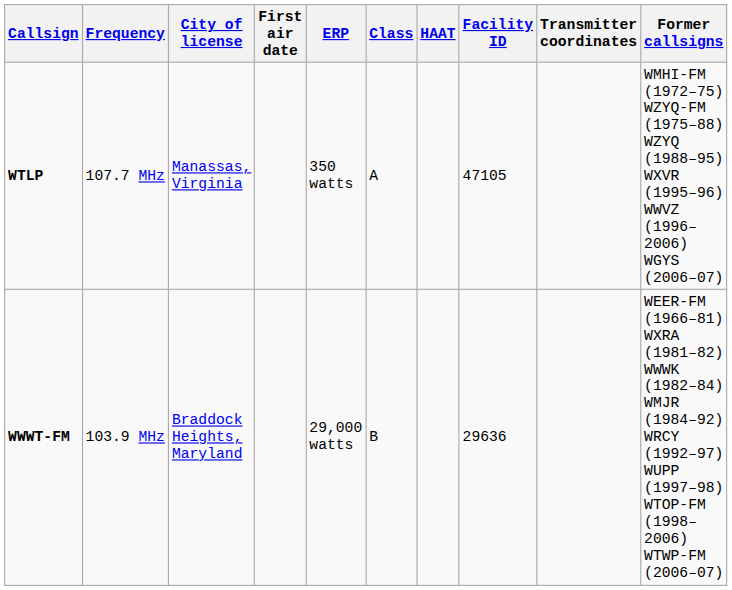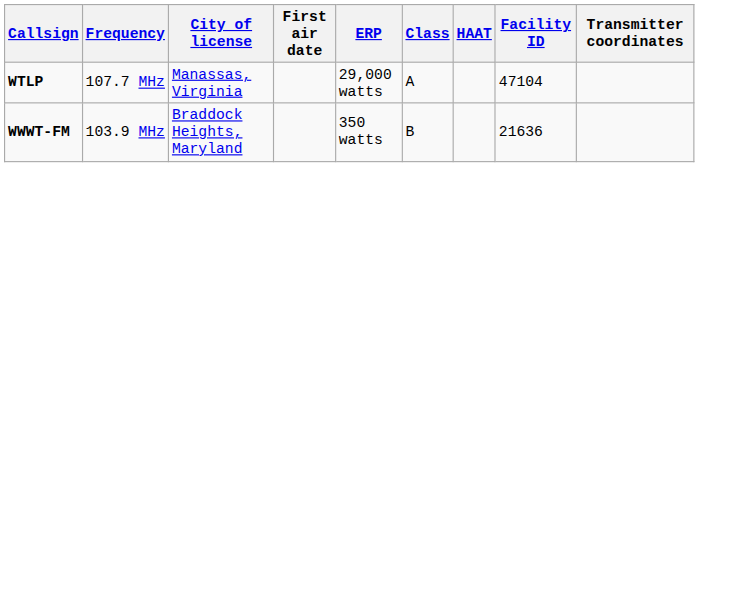- column: (684, 33)
(331, 176) 350 watts -> (365, 83) 29,000 watts
(485, 176) 47105 -> (521, 83) 47104
(336, 437) 29,000 watts -> (361, 132) 350 watts
(485, 437) 29636 -> (521, 132) 21636
